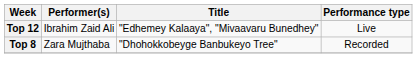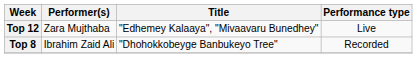(79, 28) Ibrahim Zaid Ali -> (77, 28) Zara Mujthaba
(77, 45) Zara Mujthaba -> (79, 45) Ibrahim Zaid Ali
